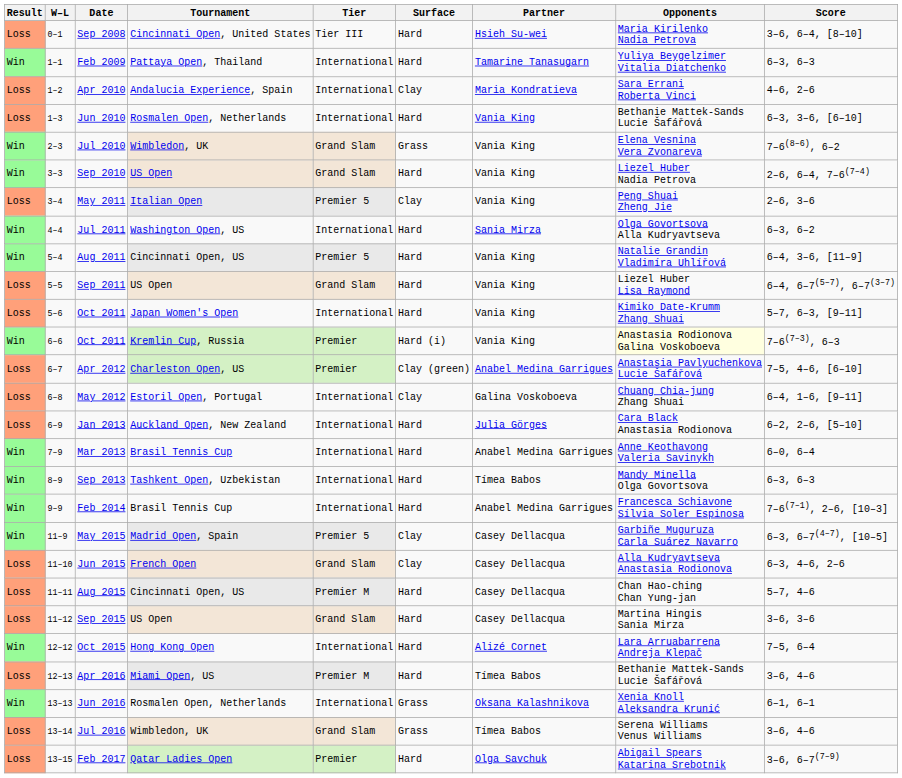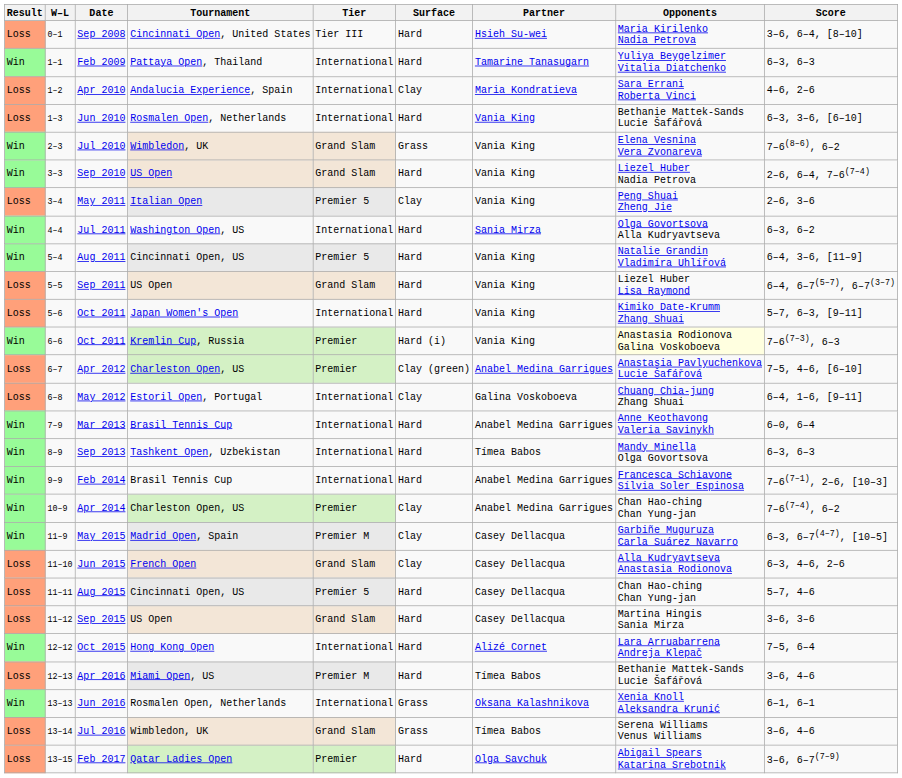- row: (55, 425)
+ row: (58, 509)
(342, 536) Premier 5 -> (342, 536) Premier M
(342, 592) Premier M -> (342, 592) Premier 5
